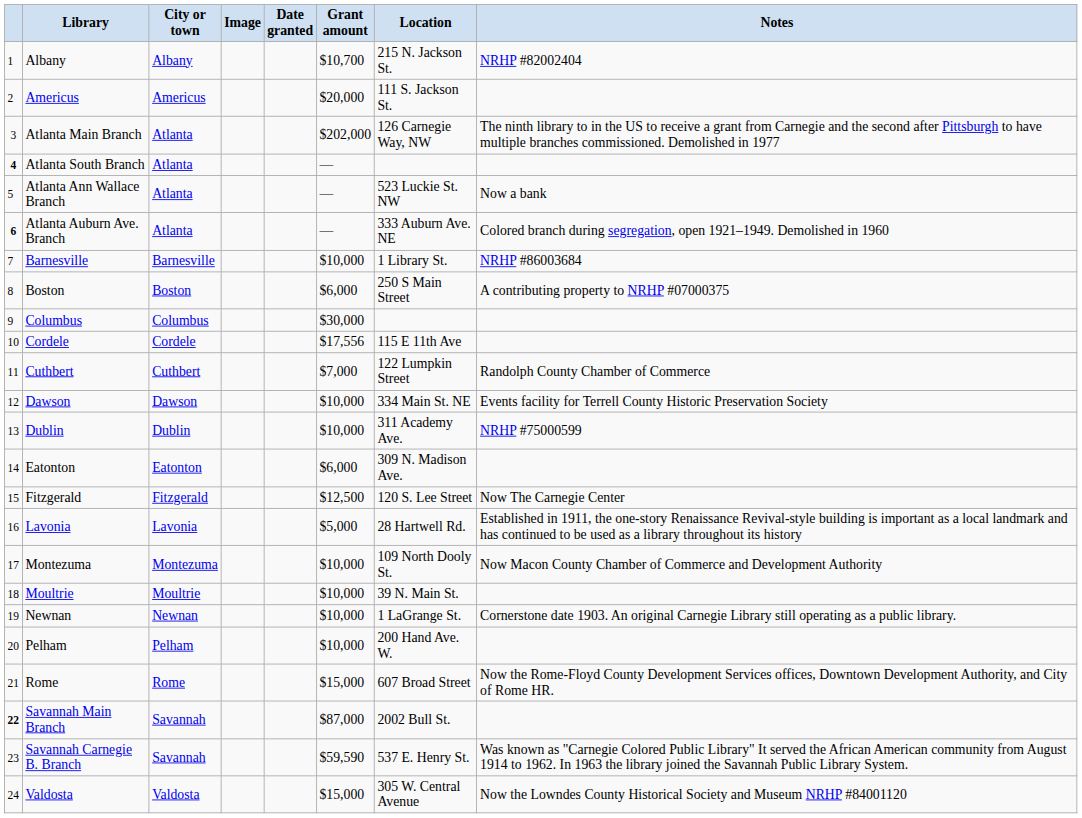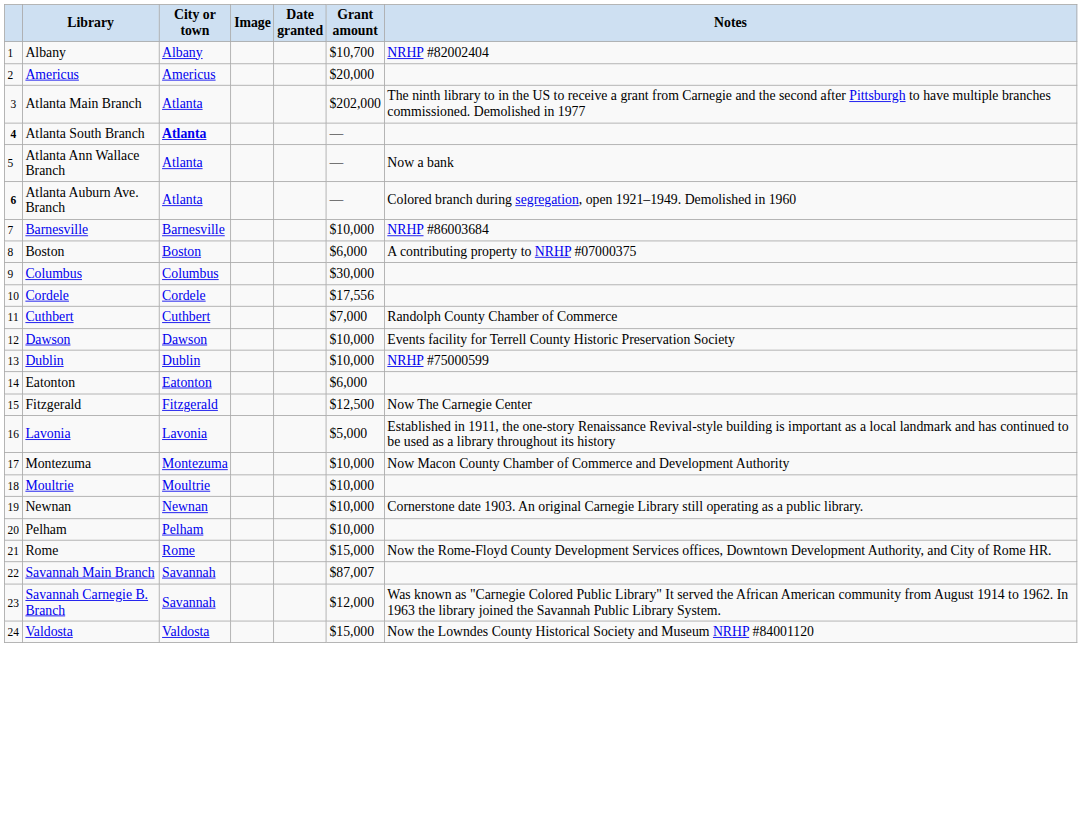- column: (426, 23)
(172, 164) normal -> (184, 133) bold
(13, 719) bold -> (13, 573) normal
(342, 719) $87,000 -> (352, 572) $87,007
(342, 757) $59,590 -> (352, 602) $12,000
